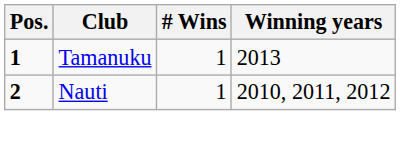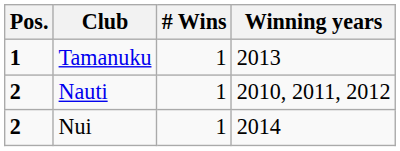+ row: (75, 127)
